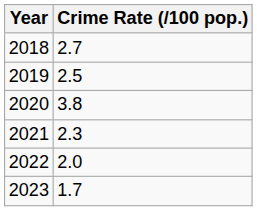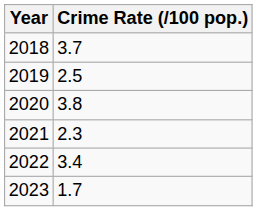(70, 47) 2.7 -> (70, 47) 3.7
(70, 162) 2.0 -> (70, 162) 3.4
